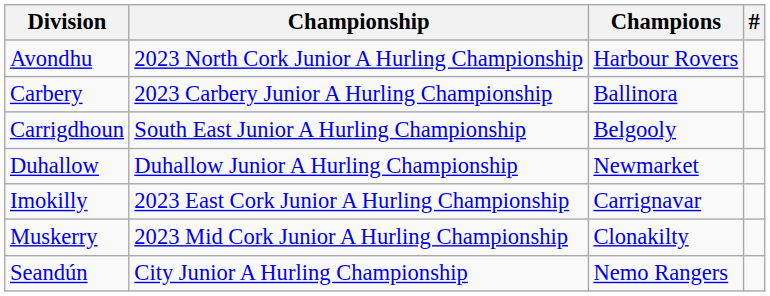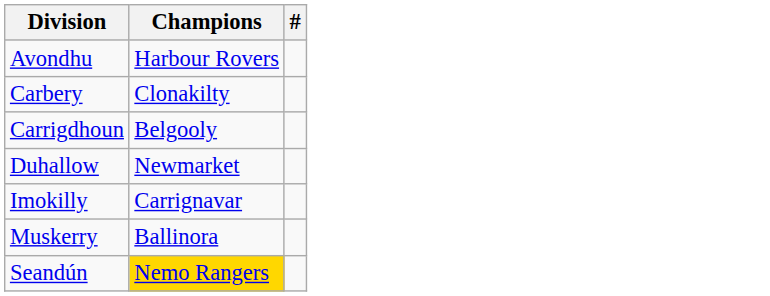- column: (359, 22)
(635, 93) Ballinora -> (182, 93) Clonakilty
(641, 237) Clonakilty -> (176, 237) Ballinora
(661, 272) no background -> (202, 272) gold background
